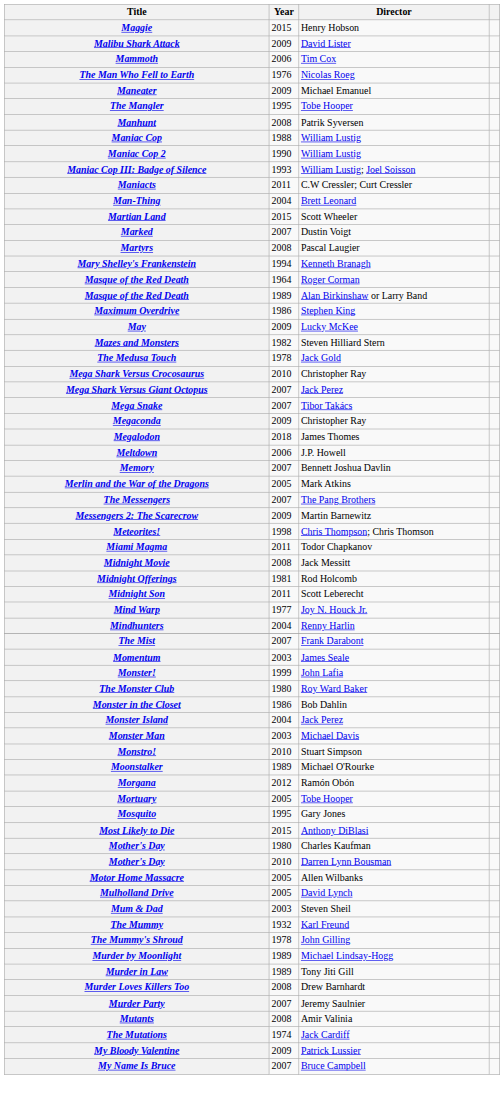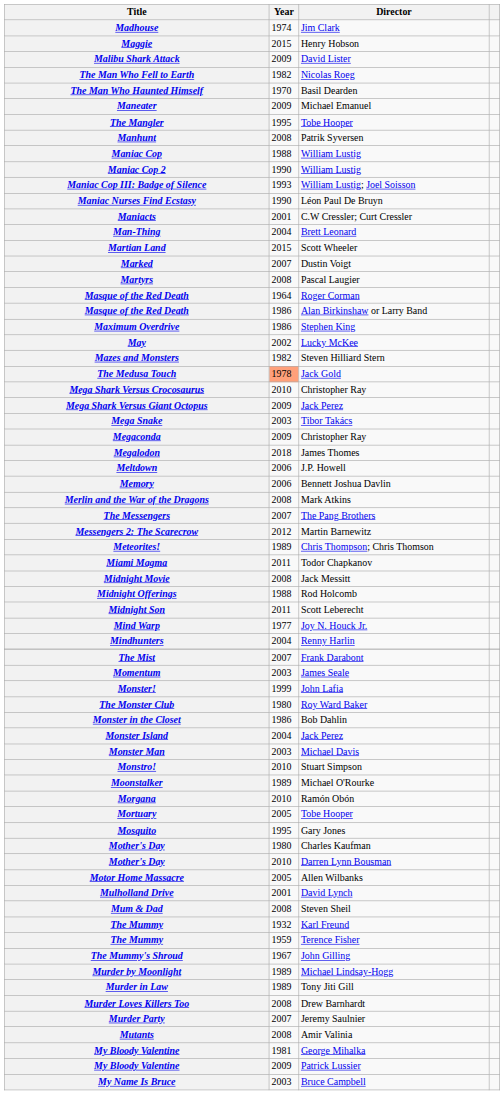+ row: (137, 28)
- row: (137, 59)
(281, 75) 1976 -> (281, 75) 1982
+ row: (137, 91)
+ row: (137, 201)
(281, 185) 2011 -> (281, 216) 2001
- row: (137, 264)
(281, 295) 1989 -> (281, 311) 1986
(281, 327) 2009 -> (281, 342) 2002
(281, 358) no background -> (281, 374) lightsalmon background
(281, 389) 2007 -> (281, 405) 2009
(281, 405) 2007 -> (281, 421) 2003
(281, 468) 2007 -> (281, 484) 2006
(281, 484) 2005 -> (281, 500) 2008
(281, 515) 2009 -> (281, 531) 2012
(281, 531) 1998 -> (281, 547) 1989
(281, 578) 1981 -> (281, 594) 1988
(281, 783) 2012 -> (281, 798) 2010
- row: (137, 830)
(281, 893) 2005 -> (281, 893) 2001
(281, 909) 2003 -> (281, 909) 2008
+ row: (137, 940)
(281, 940) 1978 -> (281, 956) 1967
- row: (137, 1034)
+ row: (137, 1050)
(281, 1066) 2007 -> (281, 1082) 2003
